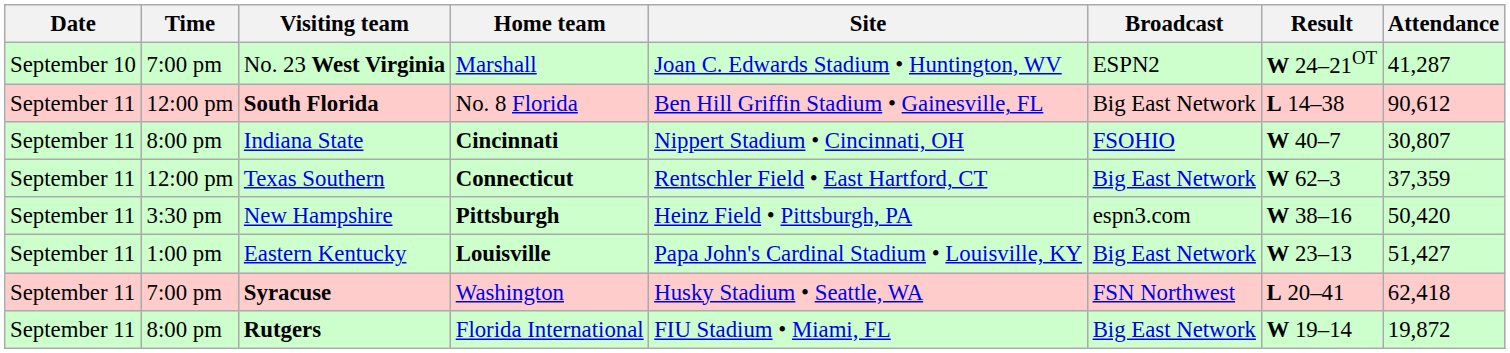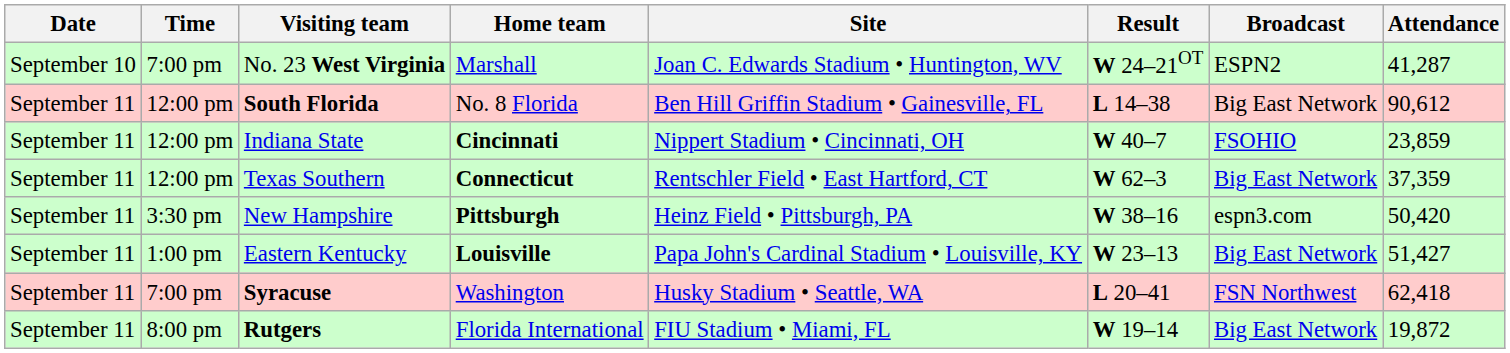columns swapped: (1174, 23) <-> (1322, 23)
(184, 140) 8:00 pm -> (190, 140) 12:00 pm
(1419, 140) 30,807 -> (1419, 140) 23,859
